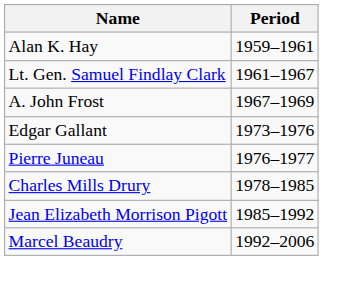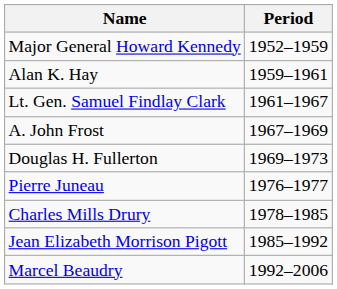+ row: (125, 46)
+ row: (83, 158)
- row: (58, 130)
